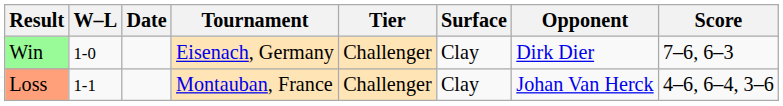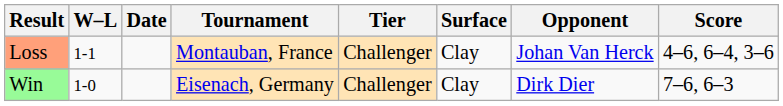rows swapped: (26, 52) <-> (28, 84)
